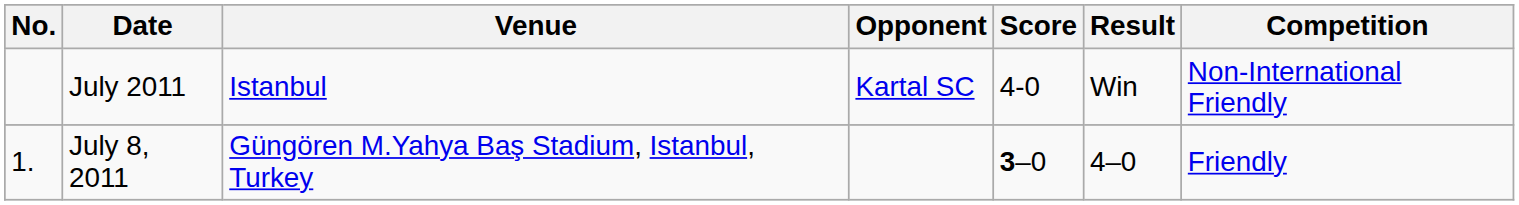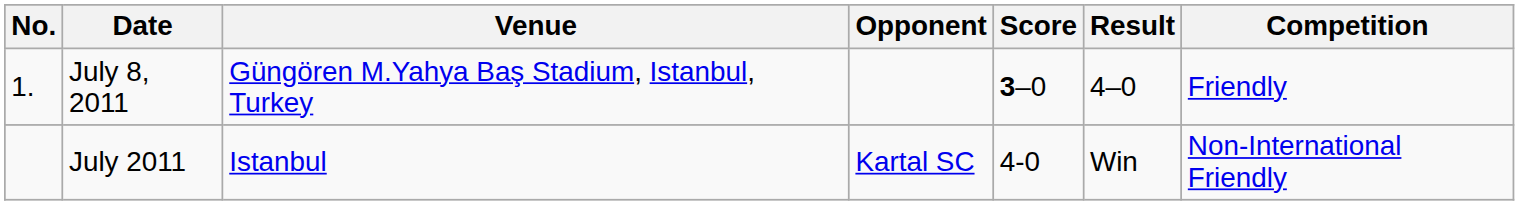rows swapped: (128, 86) <-> (109, 161)
